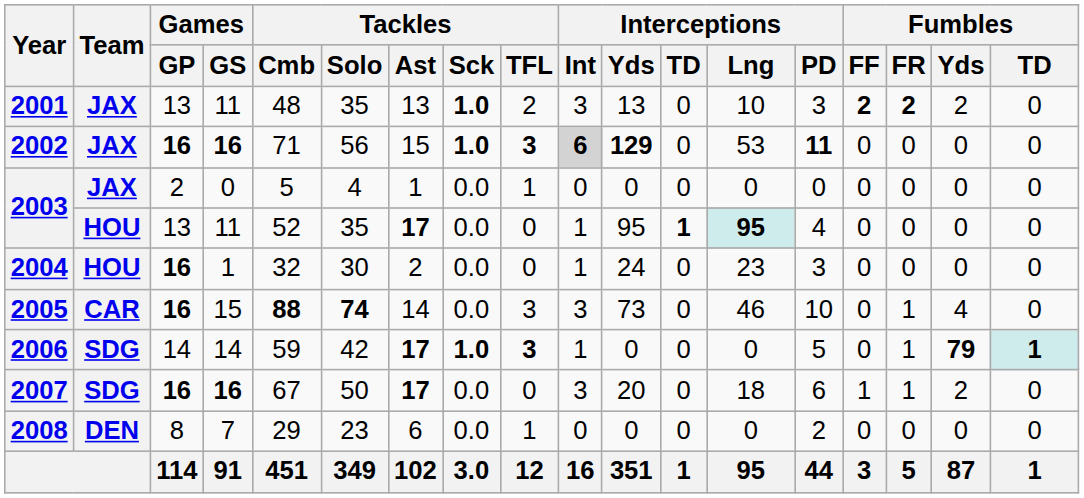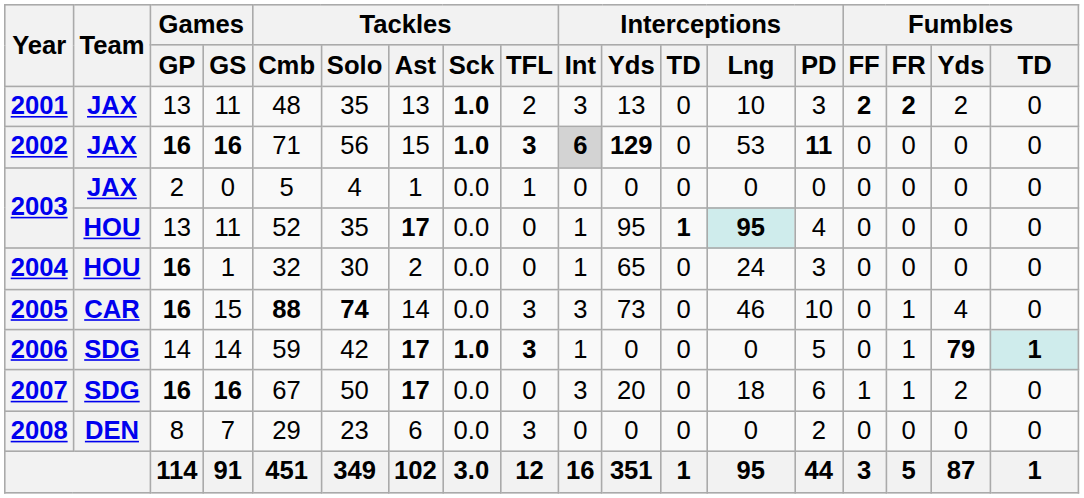(631, 268) 24 -> (631, 268) 65
(751, 268) 23 -> (751, 268) 24
(529, 430) 1 -> (529, 430) 3
